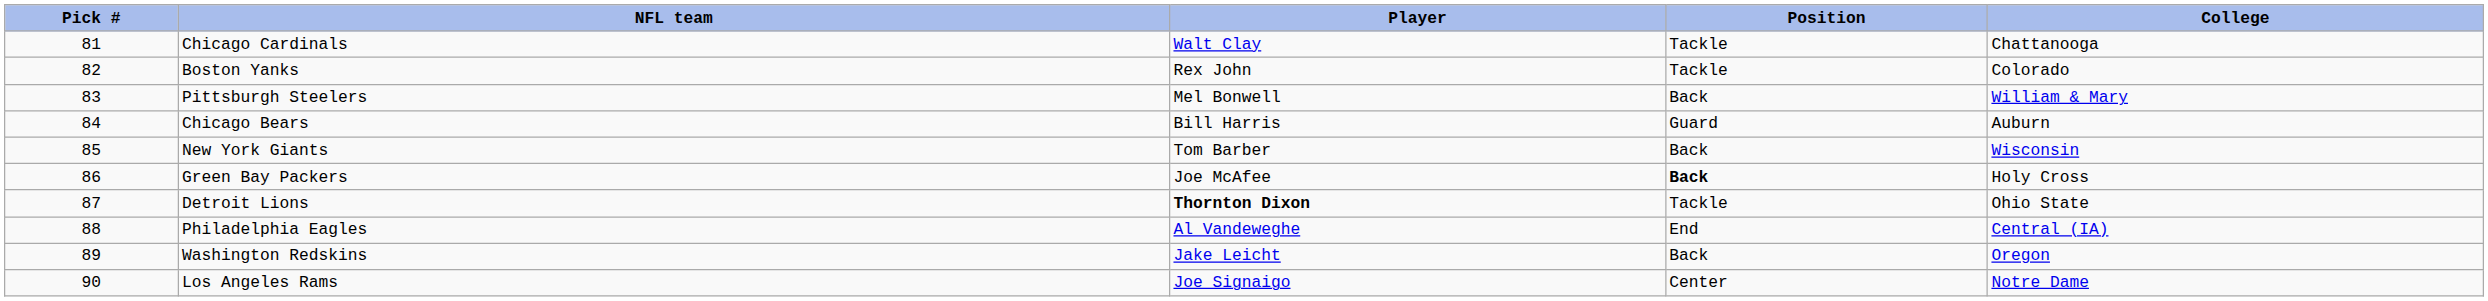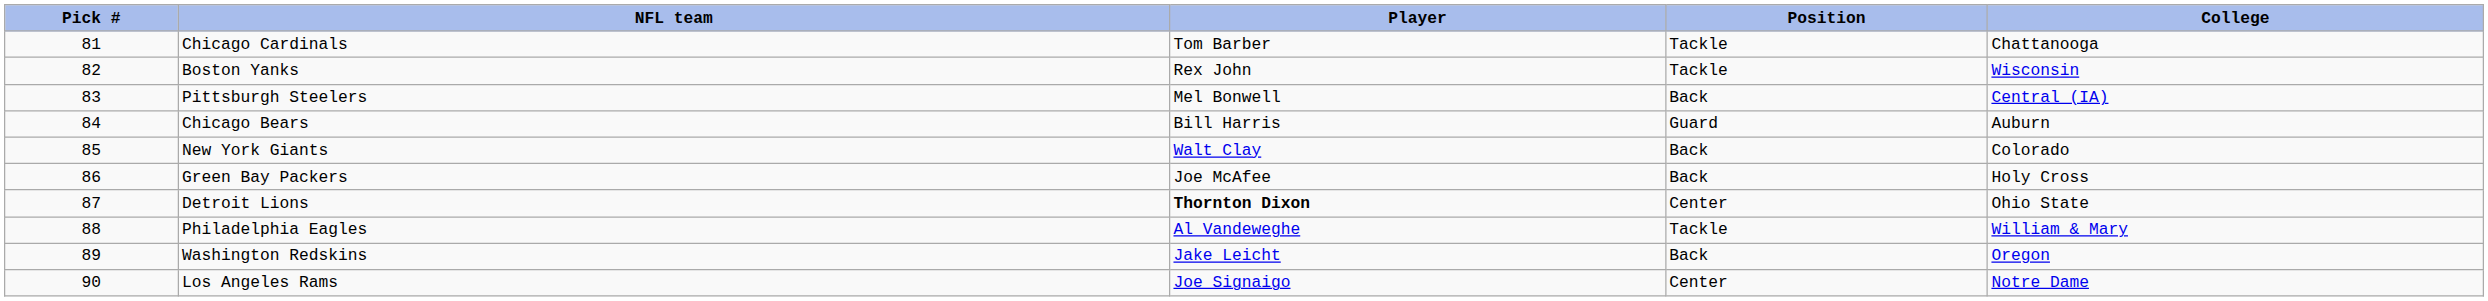(1217, 44) Walt Clay -> (1222, 44) Tom Barber
(2030, 71) Colorado -> (2035, 71) Wisconsin
(2060, 97) William & Mary -> (2050, 97) Central (IA)
(1222, 150) Tom Barber -> (1217, 150) Walt Clay
(2035, 150) Wisconsin -> (2030, 150) Colorado
(1689, 177) bold -> (1689, 177) normal
(1698, 203) Tackle -> (1698, 203) Center
(1684, 230) End -> (1698, 230) Tackle
(2050, 230) Central (IA) -> (2060, 230) William & Mary
